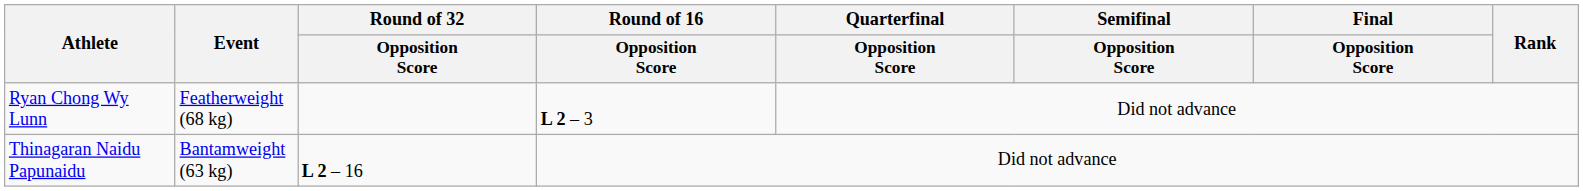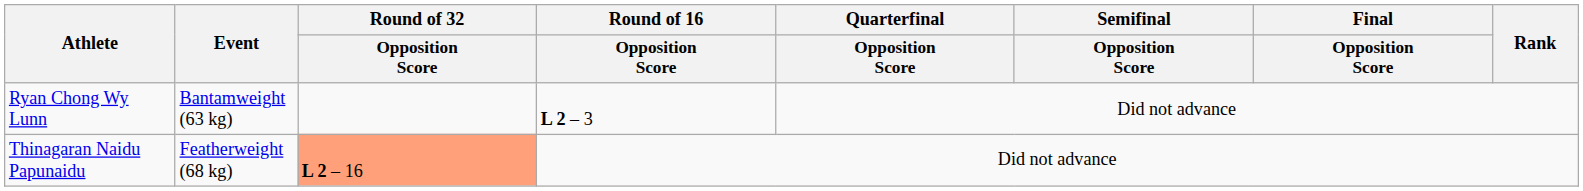(231, 108) Featherweight (68 kg) -> (232, 108) Bantamweight (63 kg)
(232, 160) Bantamweight (63 kg) -> (231, 160) Featherweight (68 kg)
(332, 171) no background -> (332, 171) lightsalmon background
